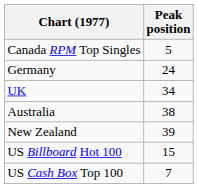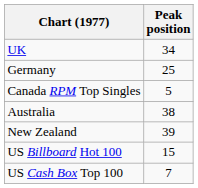rows swapped: (74, 49) <-> (17, 91)
(168, 70) 24 -> (168, 70) 25
